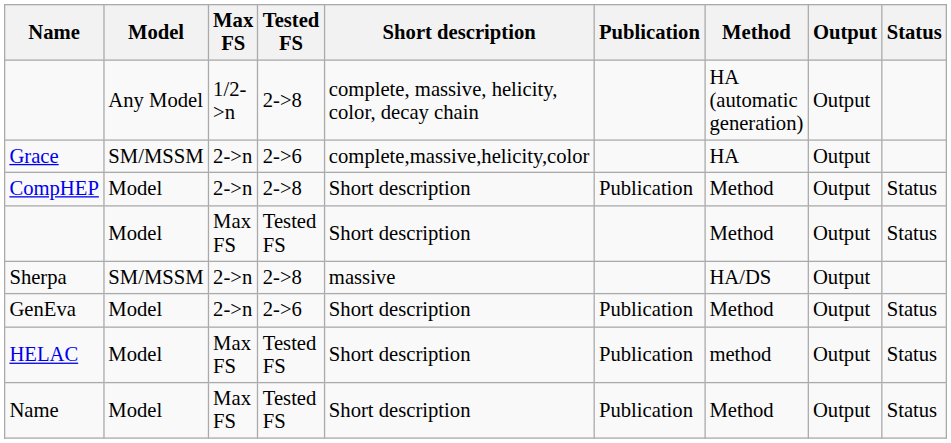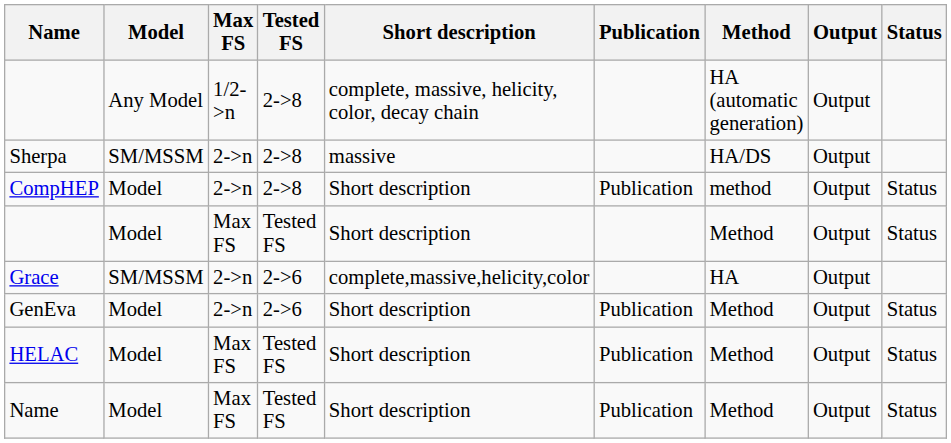rows swapped: (34, 155) <-> (38, 277)
(742, 188) Method -> (740, 188) method
(740, 354) method -> (742, 354) Method
